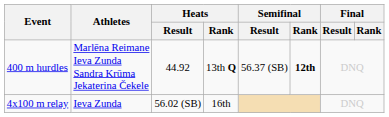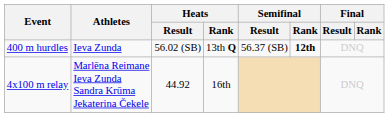(111, 67) Marlēna Reimane Ieva Zunda Sandra Krūma Jekaterina Čekele -> (97, 48) Ieva Zunda
(178, 67) 44.92 -> (178, 48) 56.02 (SB)
(97, 104) Ieva Zunda -> (111, 85) Marlēna Reimane Ieva Zunda Sandra Krūma Jekaterina Čekele
(178, 104) 56.02 (SB) -> (178, 85) 44.92
